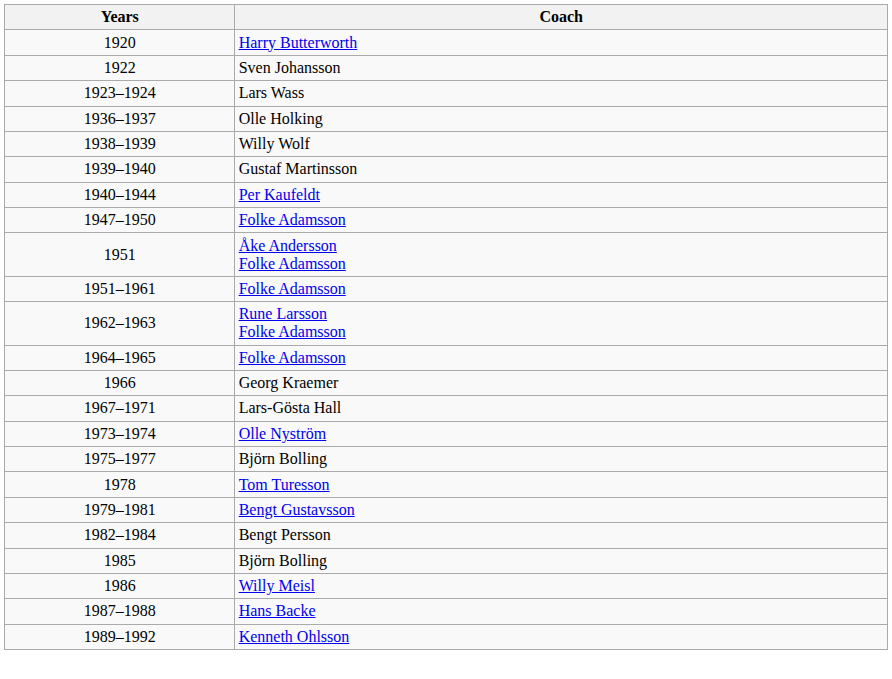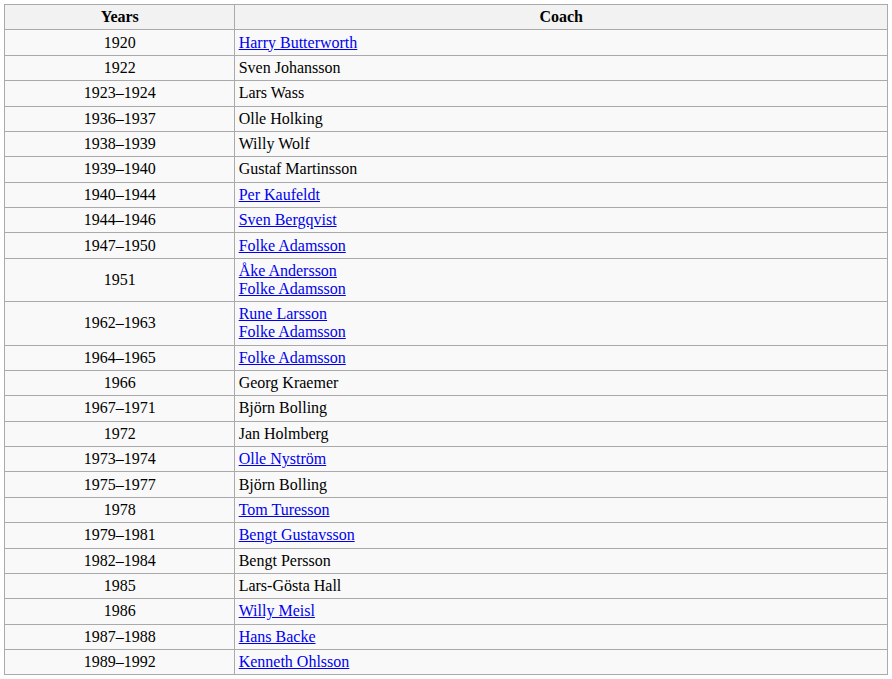+ row: (120, 220)
- row: (120, 288)
(290, 408) Lars-Gösta Hall -> (283, 408) Björn Bolling
+ row: (120, 433)
(283, 560) Björn Bolling -> (290, 586) Lars-Gösta Hall
